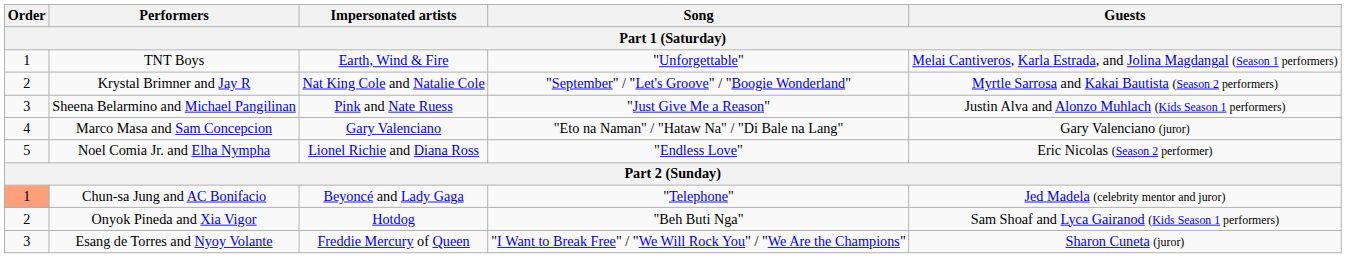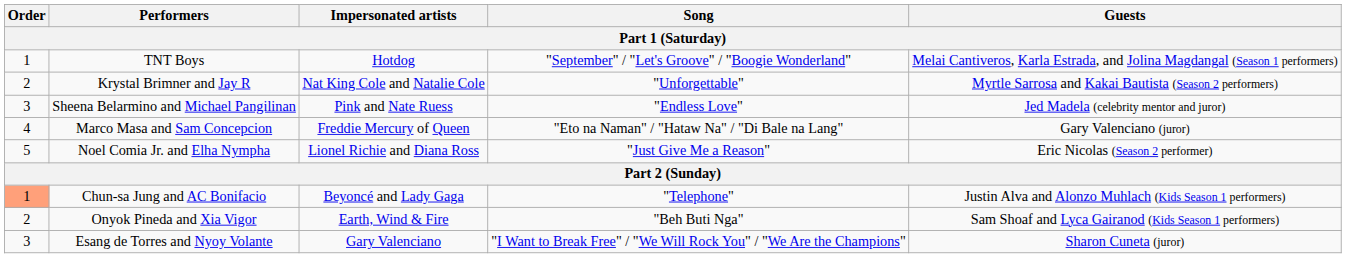(394, 60) Earth, Wind & Fire -> (394, 60) Hotdog
(698, 60) "Unforgettable" -> (698, 60) "September" / "Let's Groove" / "Boogie Wonderland"
(698, 83) "September" / "Let's Groove" / "Boogie Wonderland" -> (698, 83) "Unforgettable"
(698, 106) "Just Give Me a Reason" -> (698, 106) "Endless Love"
(1125, 106) Justin Alva and Alonzo Muhlach (Kids Season 1 performers) -> (1125, 106) Jed Madela (celebrity mentor and juror)
(394, 128) Gary Valenciano -> (394, 128) Freddie Mercury of Queen
(698, 151) "Endless Love" -> (698, 151) "Just Give Me a Reason"
(1125, 196) Jed Madela (celebrity mentor and juror) -> (1125, 196) Justin Alva and Alonzo Muhlach (Kids Season 1 performers)
(394, 219) Hotdog -> (394, 219) Earth, Wind & Fire
(394, 241) Freddie Mercury of Queen -> (394, 241) Gary Valenciano
